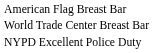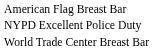rows swapped: (77, 25) <-> (73, 42)
